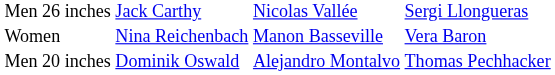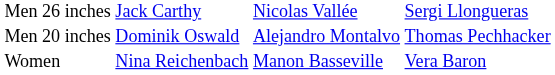rows swapped: (58, 61) <-> (32, 36)
